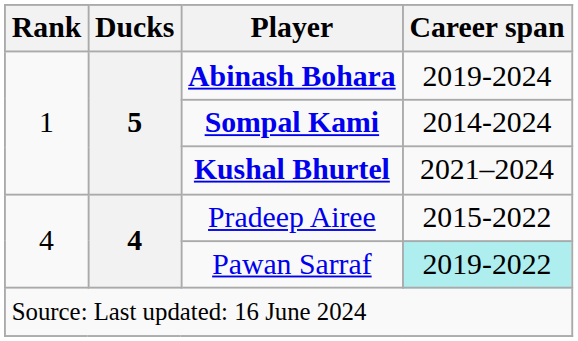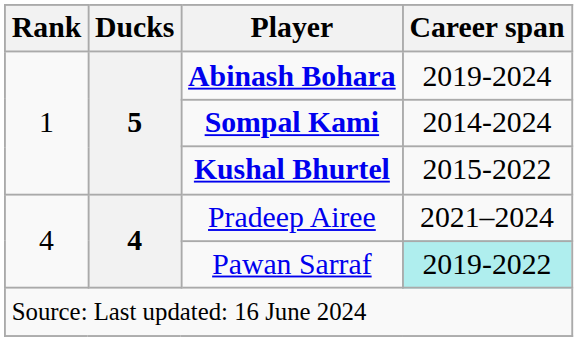(487, 169) 2021–2024 -> (487, 169) 2015-2022
(487, 216) 2015-2022 -> (487, 216) 2021–2024
